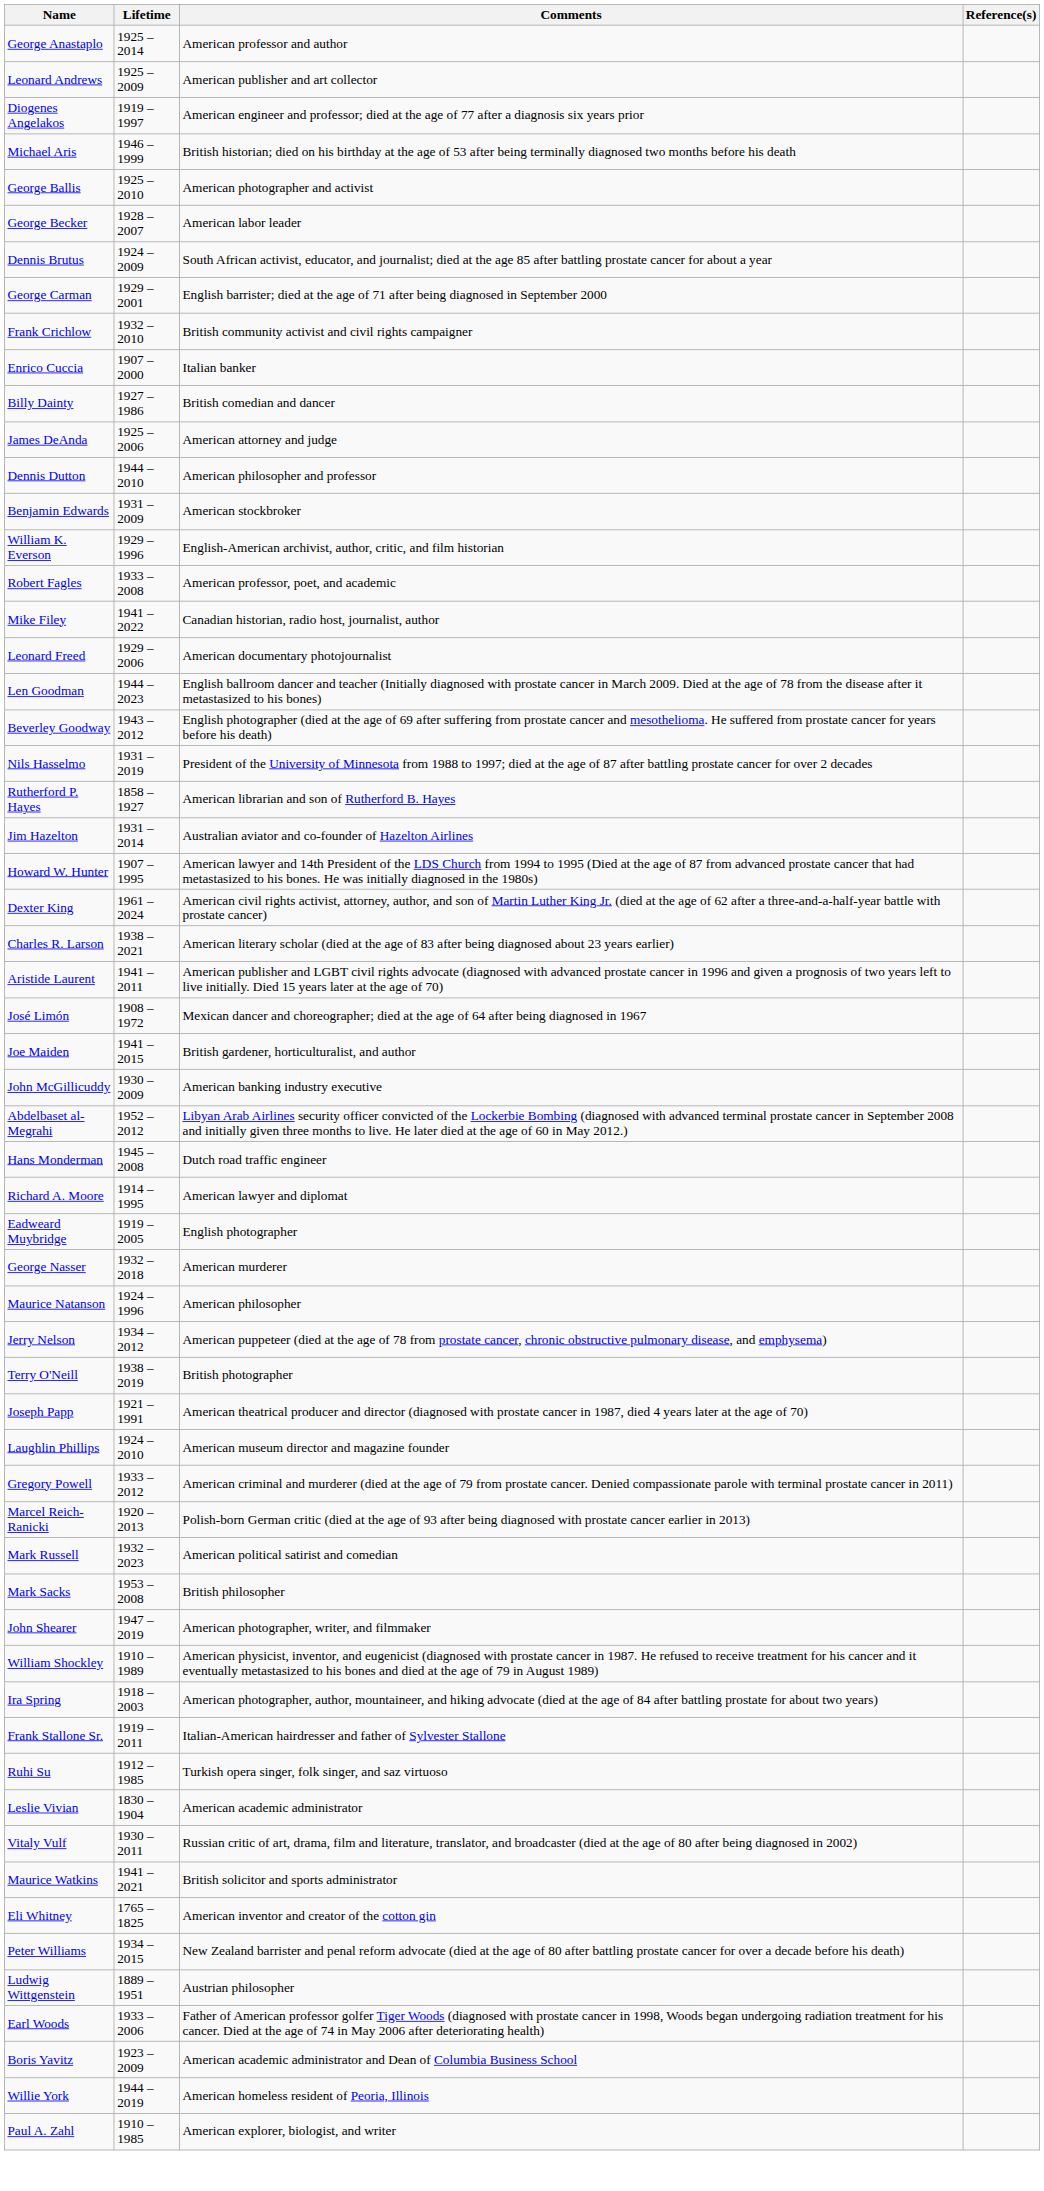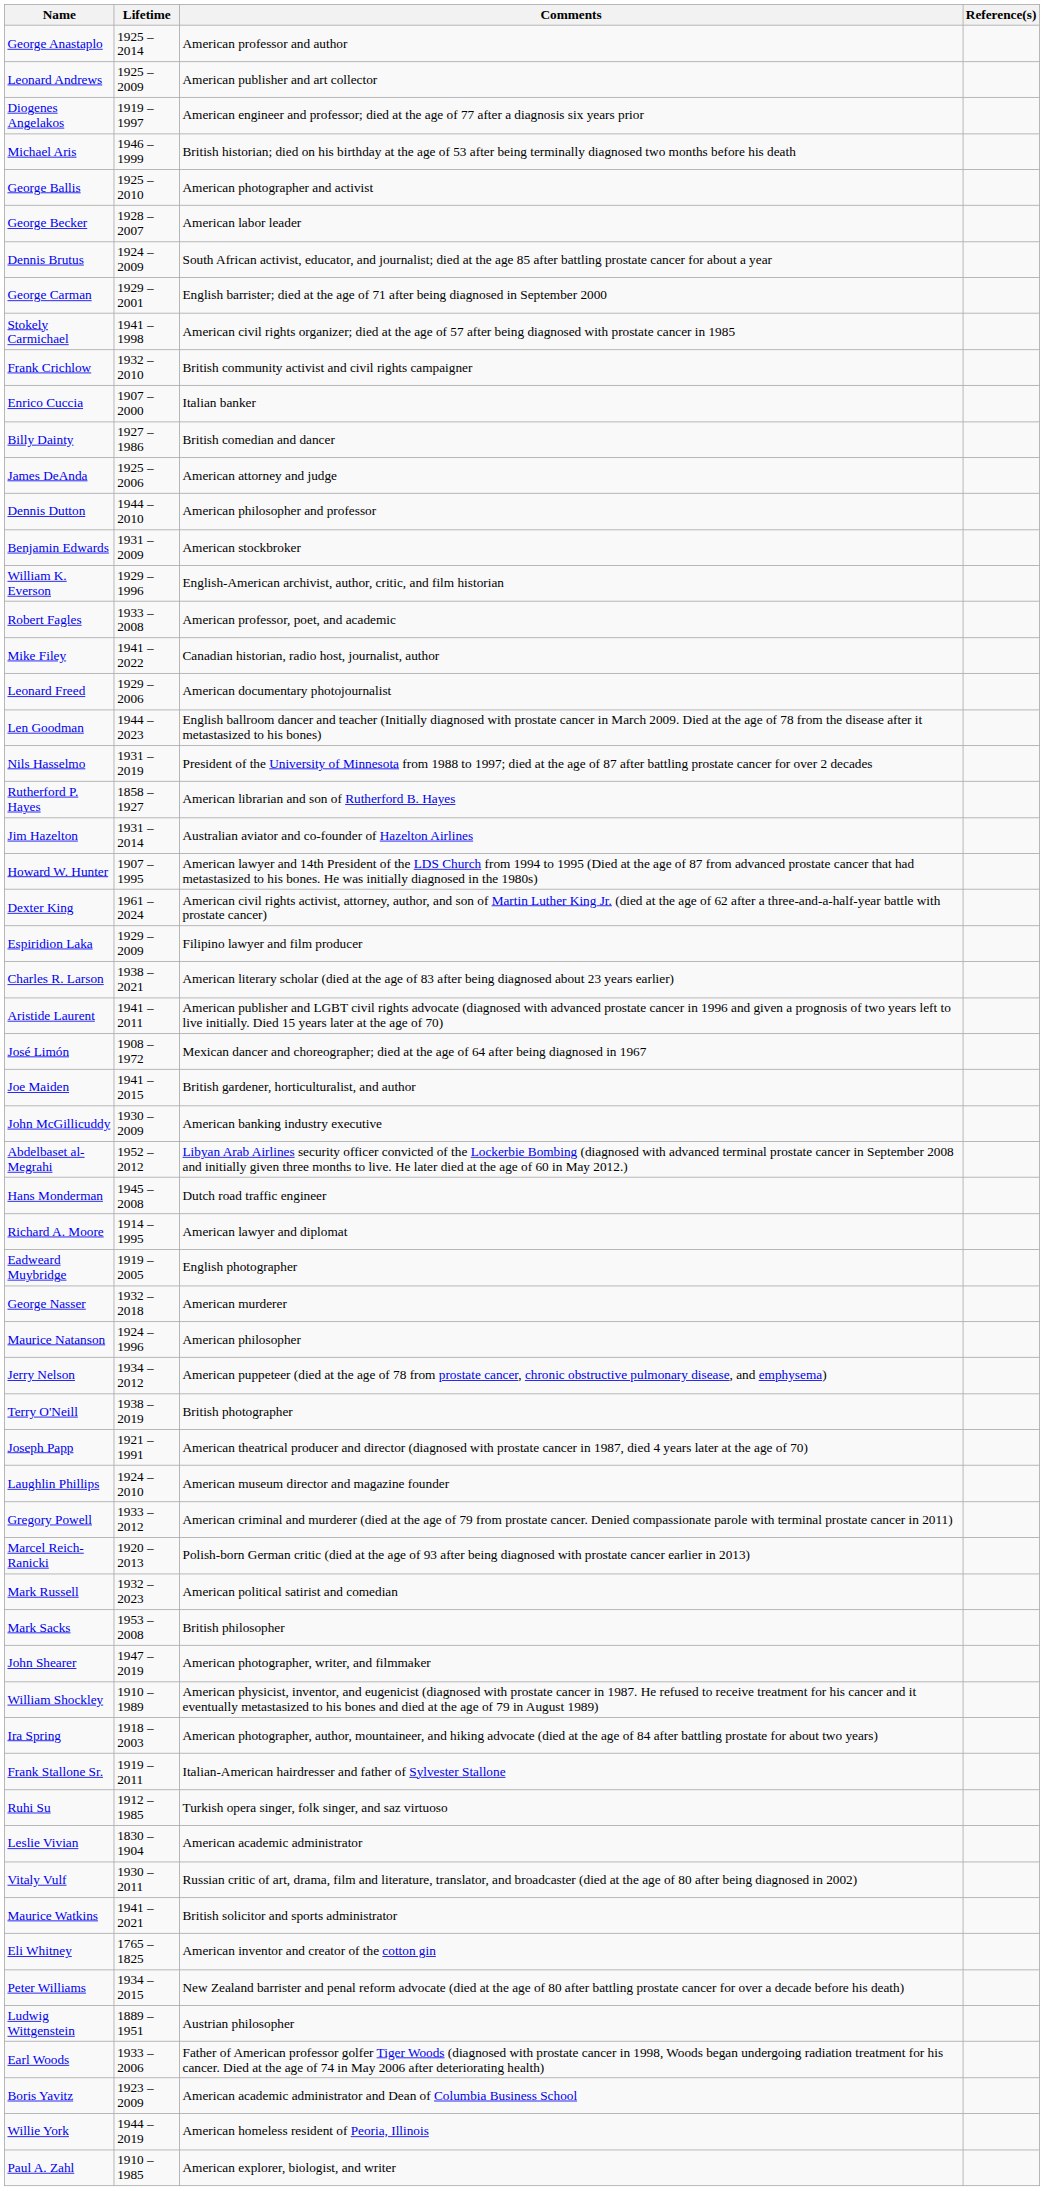+ row: (38, 331)
- row: (59, 727)
+ row: (50, 943)
